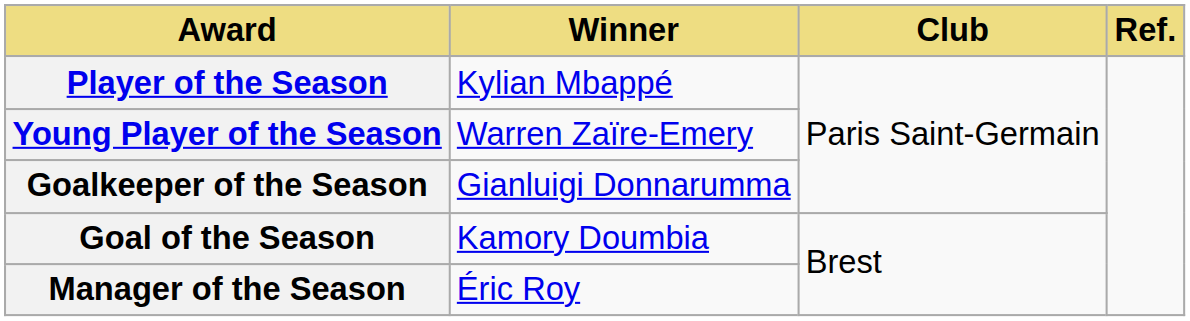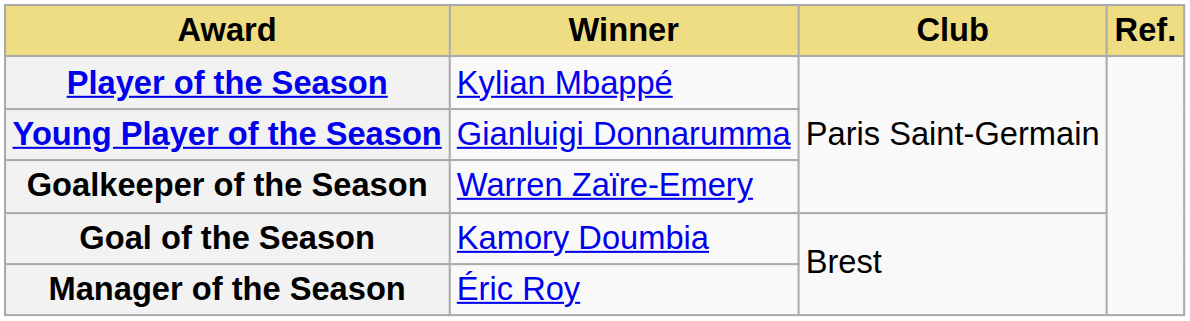(605, 133) Warren Zaïre-Emery -> (624, 133) Gianluigi Donnarumma
(624, 185) Gianluigi Donnarumma -> (605, 185) Warren Zaïre-Emery
